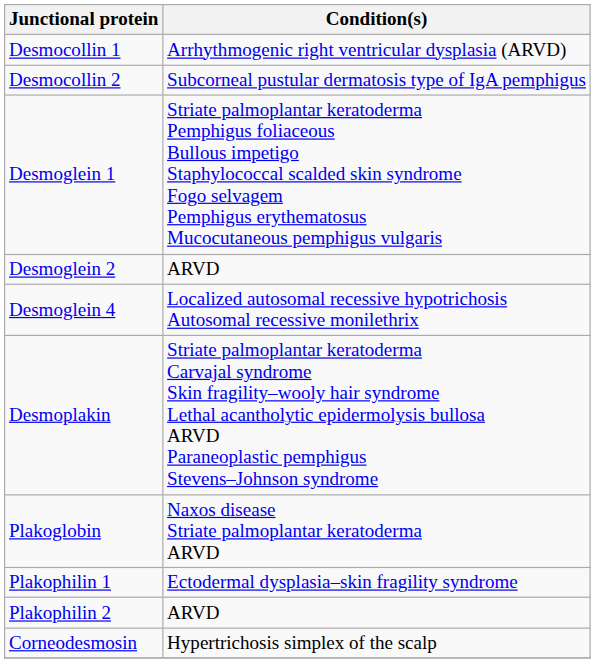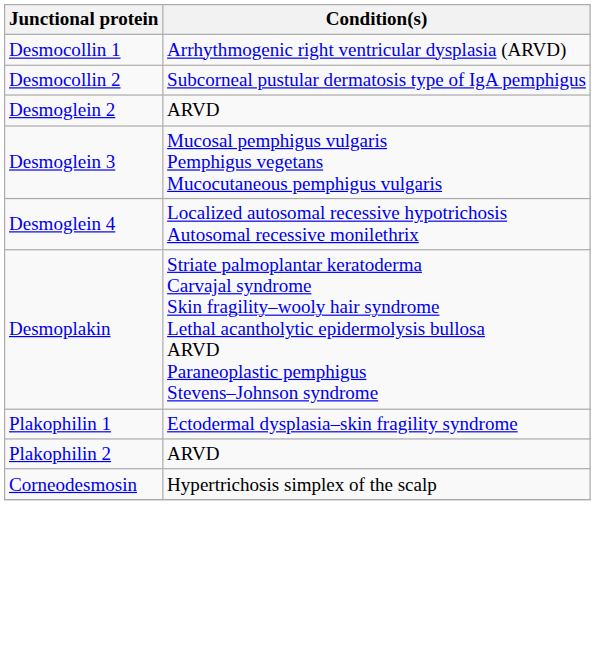- row: (62, 174)
+ row: (62, 161)
- row: (55, 530)
